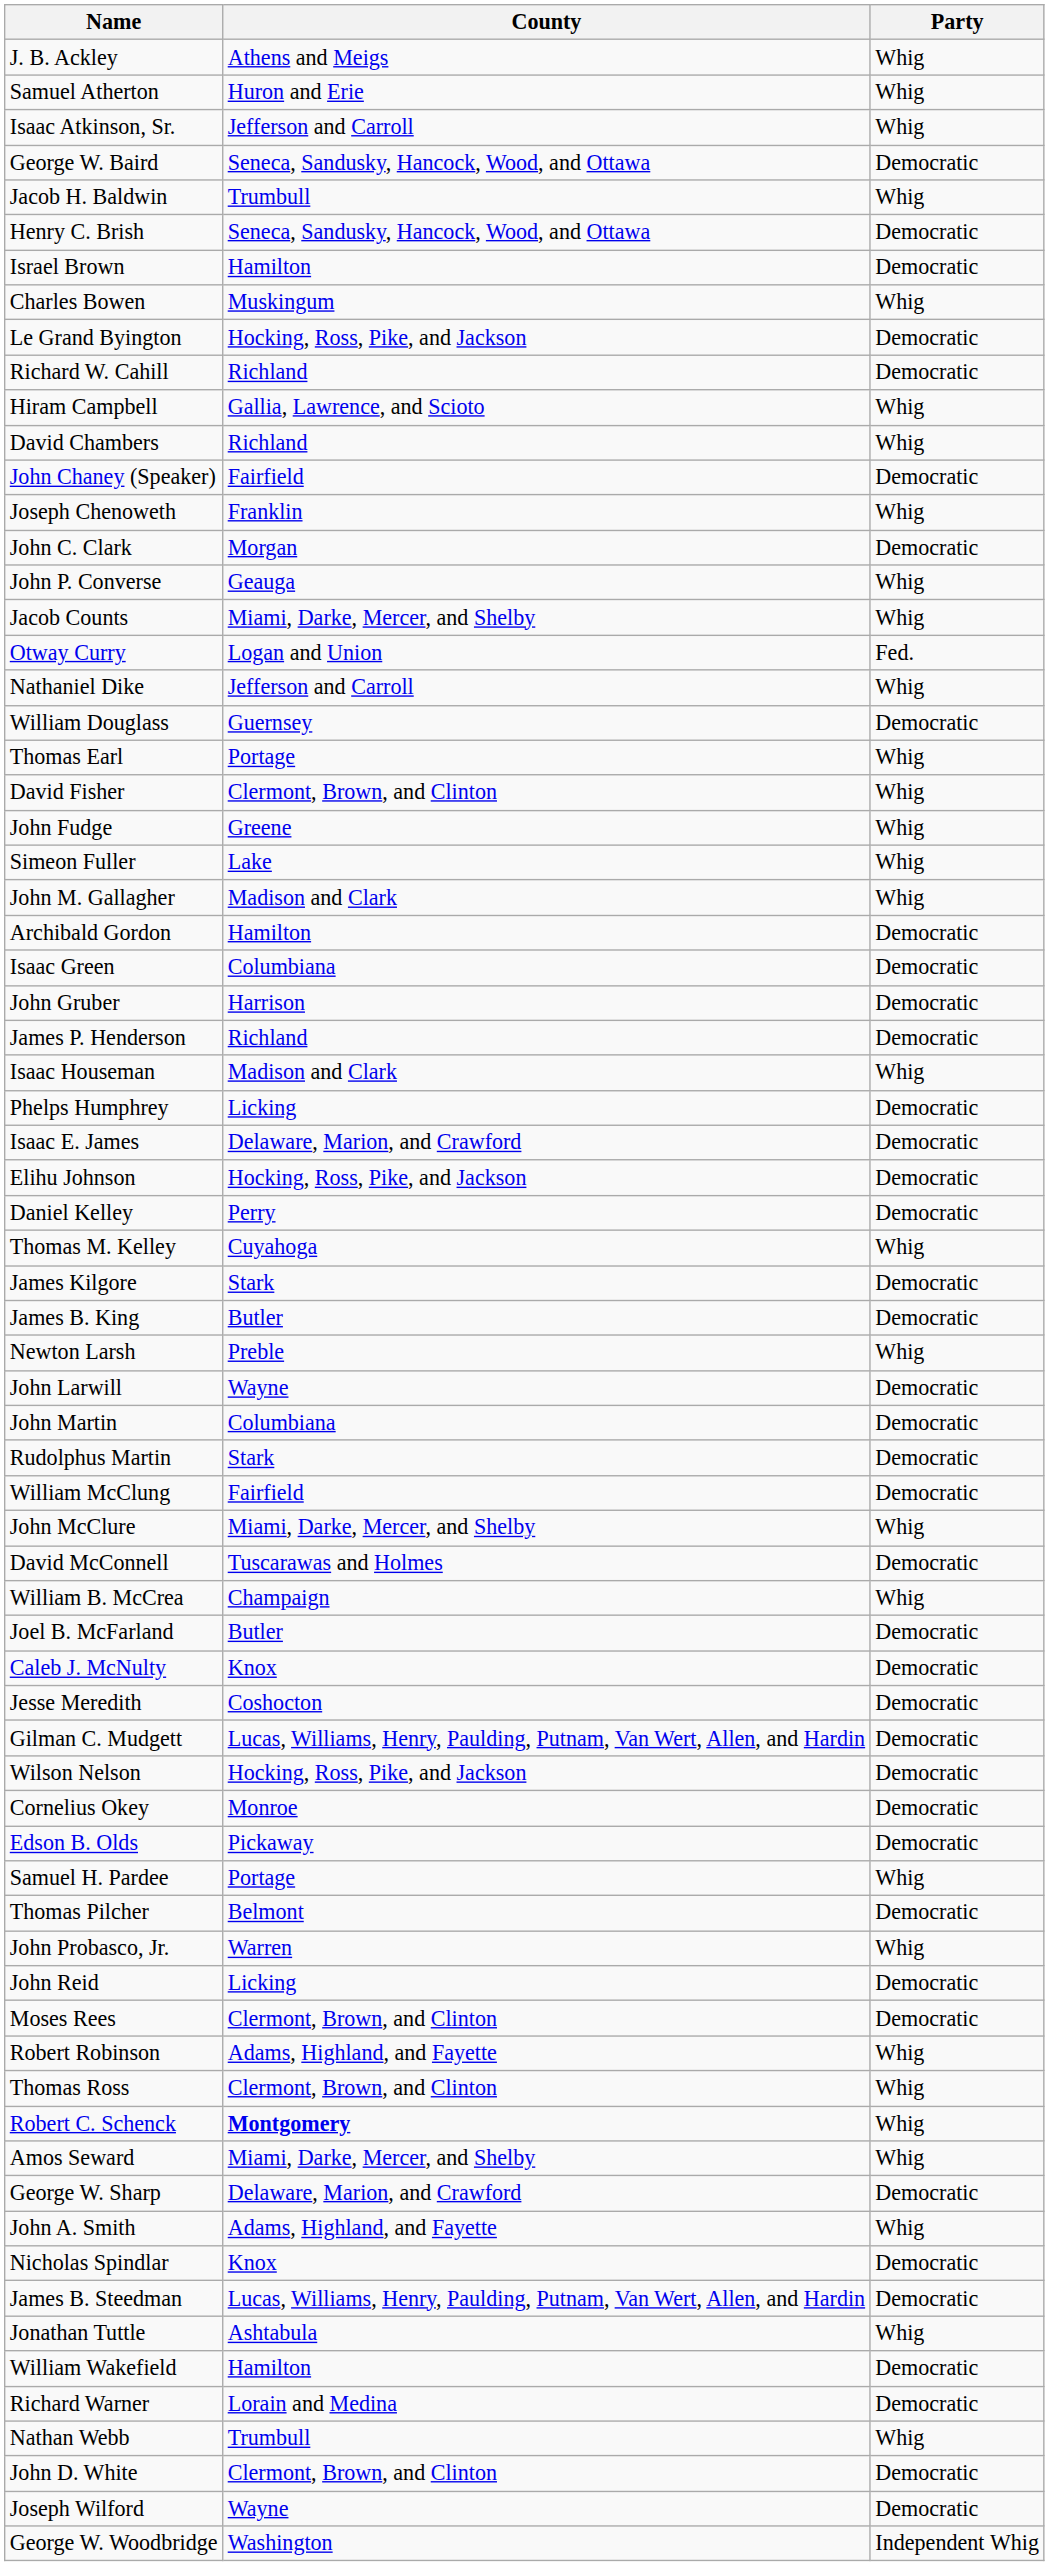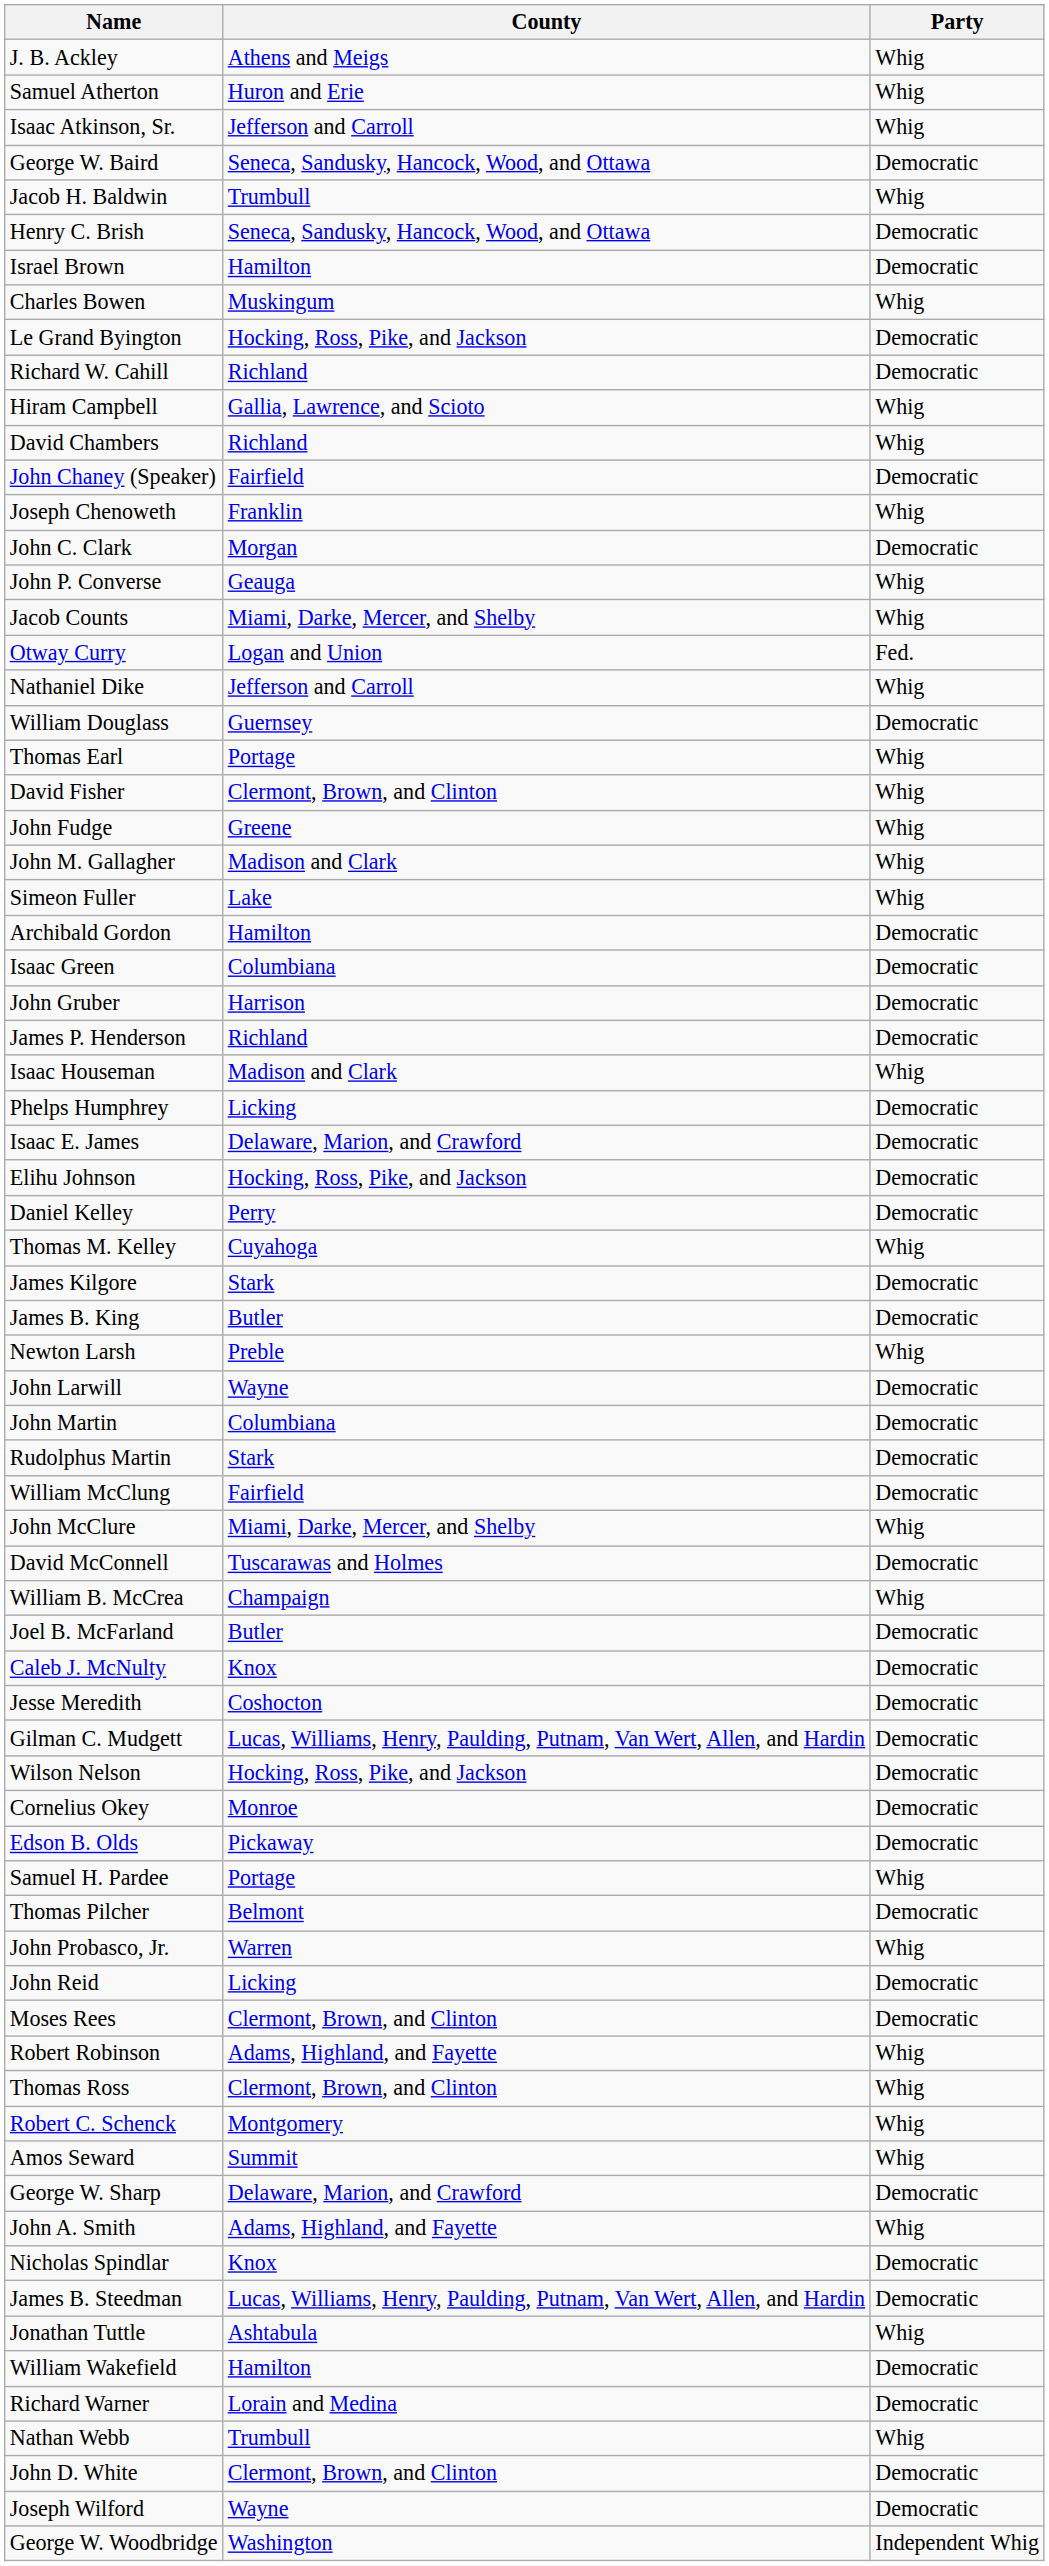rows swapped: (73, 862) <-> (92, 897)
(289, 2123) bold -> (285, 2123) normal
(381, 2158) Miami, Darke, Mercer, and Shelby -> (263, 2158) Summit
